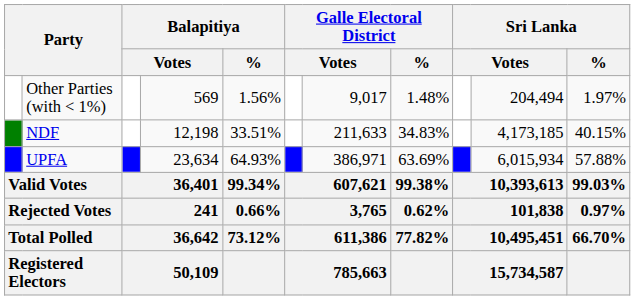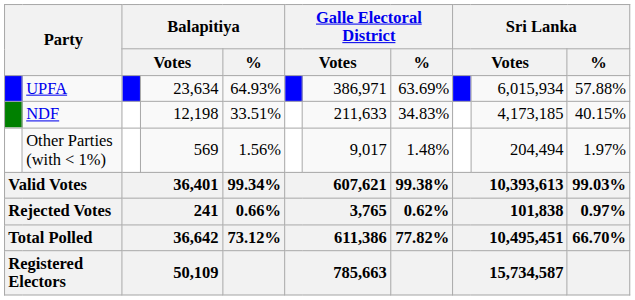rows swapped: (47, 159) <-> (69, 97)
